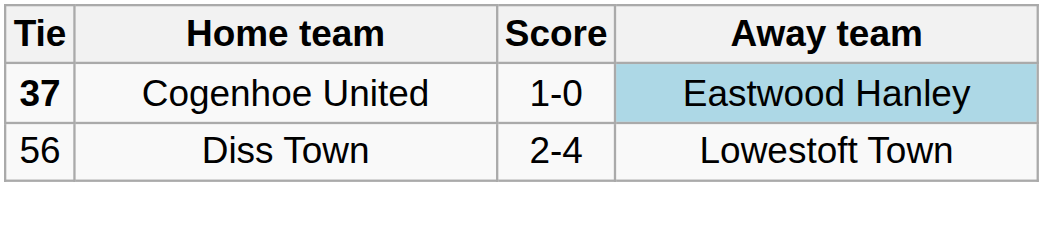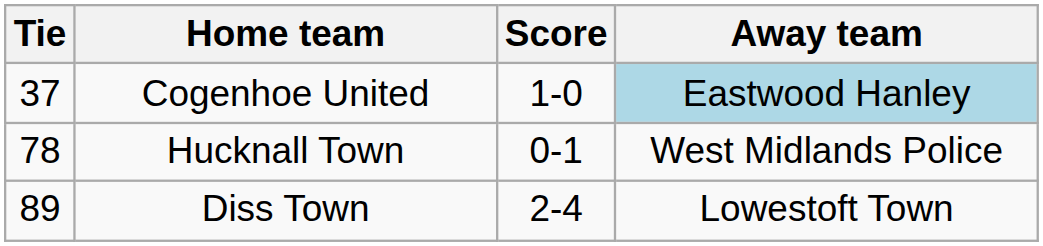(40, 92) bold -> (40, 92) normal
+ row: (286, 151)
(40, 151) 56 -> (40, 209) 89
